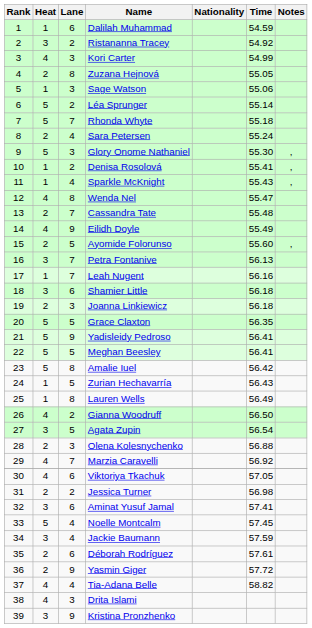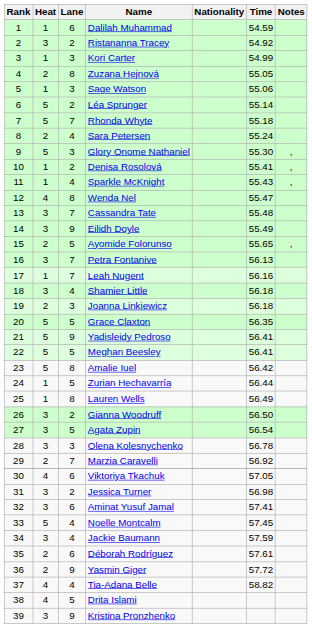(45, 58) 4 -> (45, 58) 1
(45, 213) 2 -> (45, 213) 3
(45, 228) 4 -> (45, 228) 3
(261, 244) 55.60 -> (261, 244) 55.65
(72, 290) 6 -> (72, 290) 4
(261, 383) 56.43 -> (261, 383) 56.44
(45, 414) 4 -> (45, 414) 3
(45, 445) 2 -> (45, 445) 3
(261, 445) 56.88 -> (261, 445) 56.78
(45, 461) 4 -> (45, 461) 2
(45, 492) 2 -> (45, 492) 3
(72, 600) 3 -> (72, 600) 5
